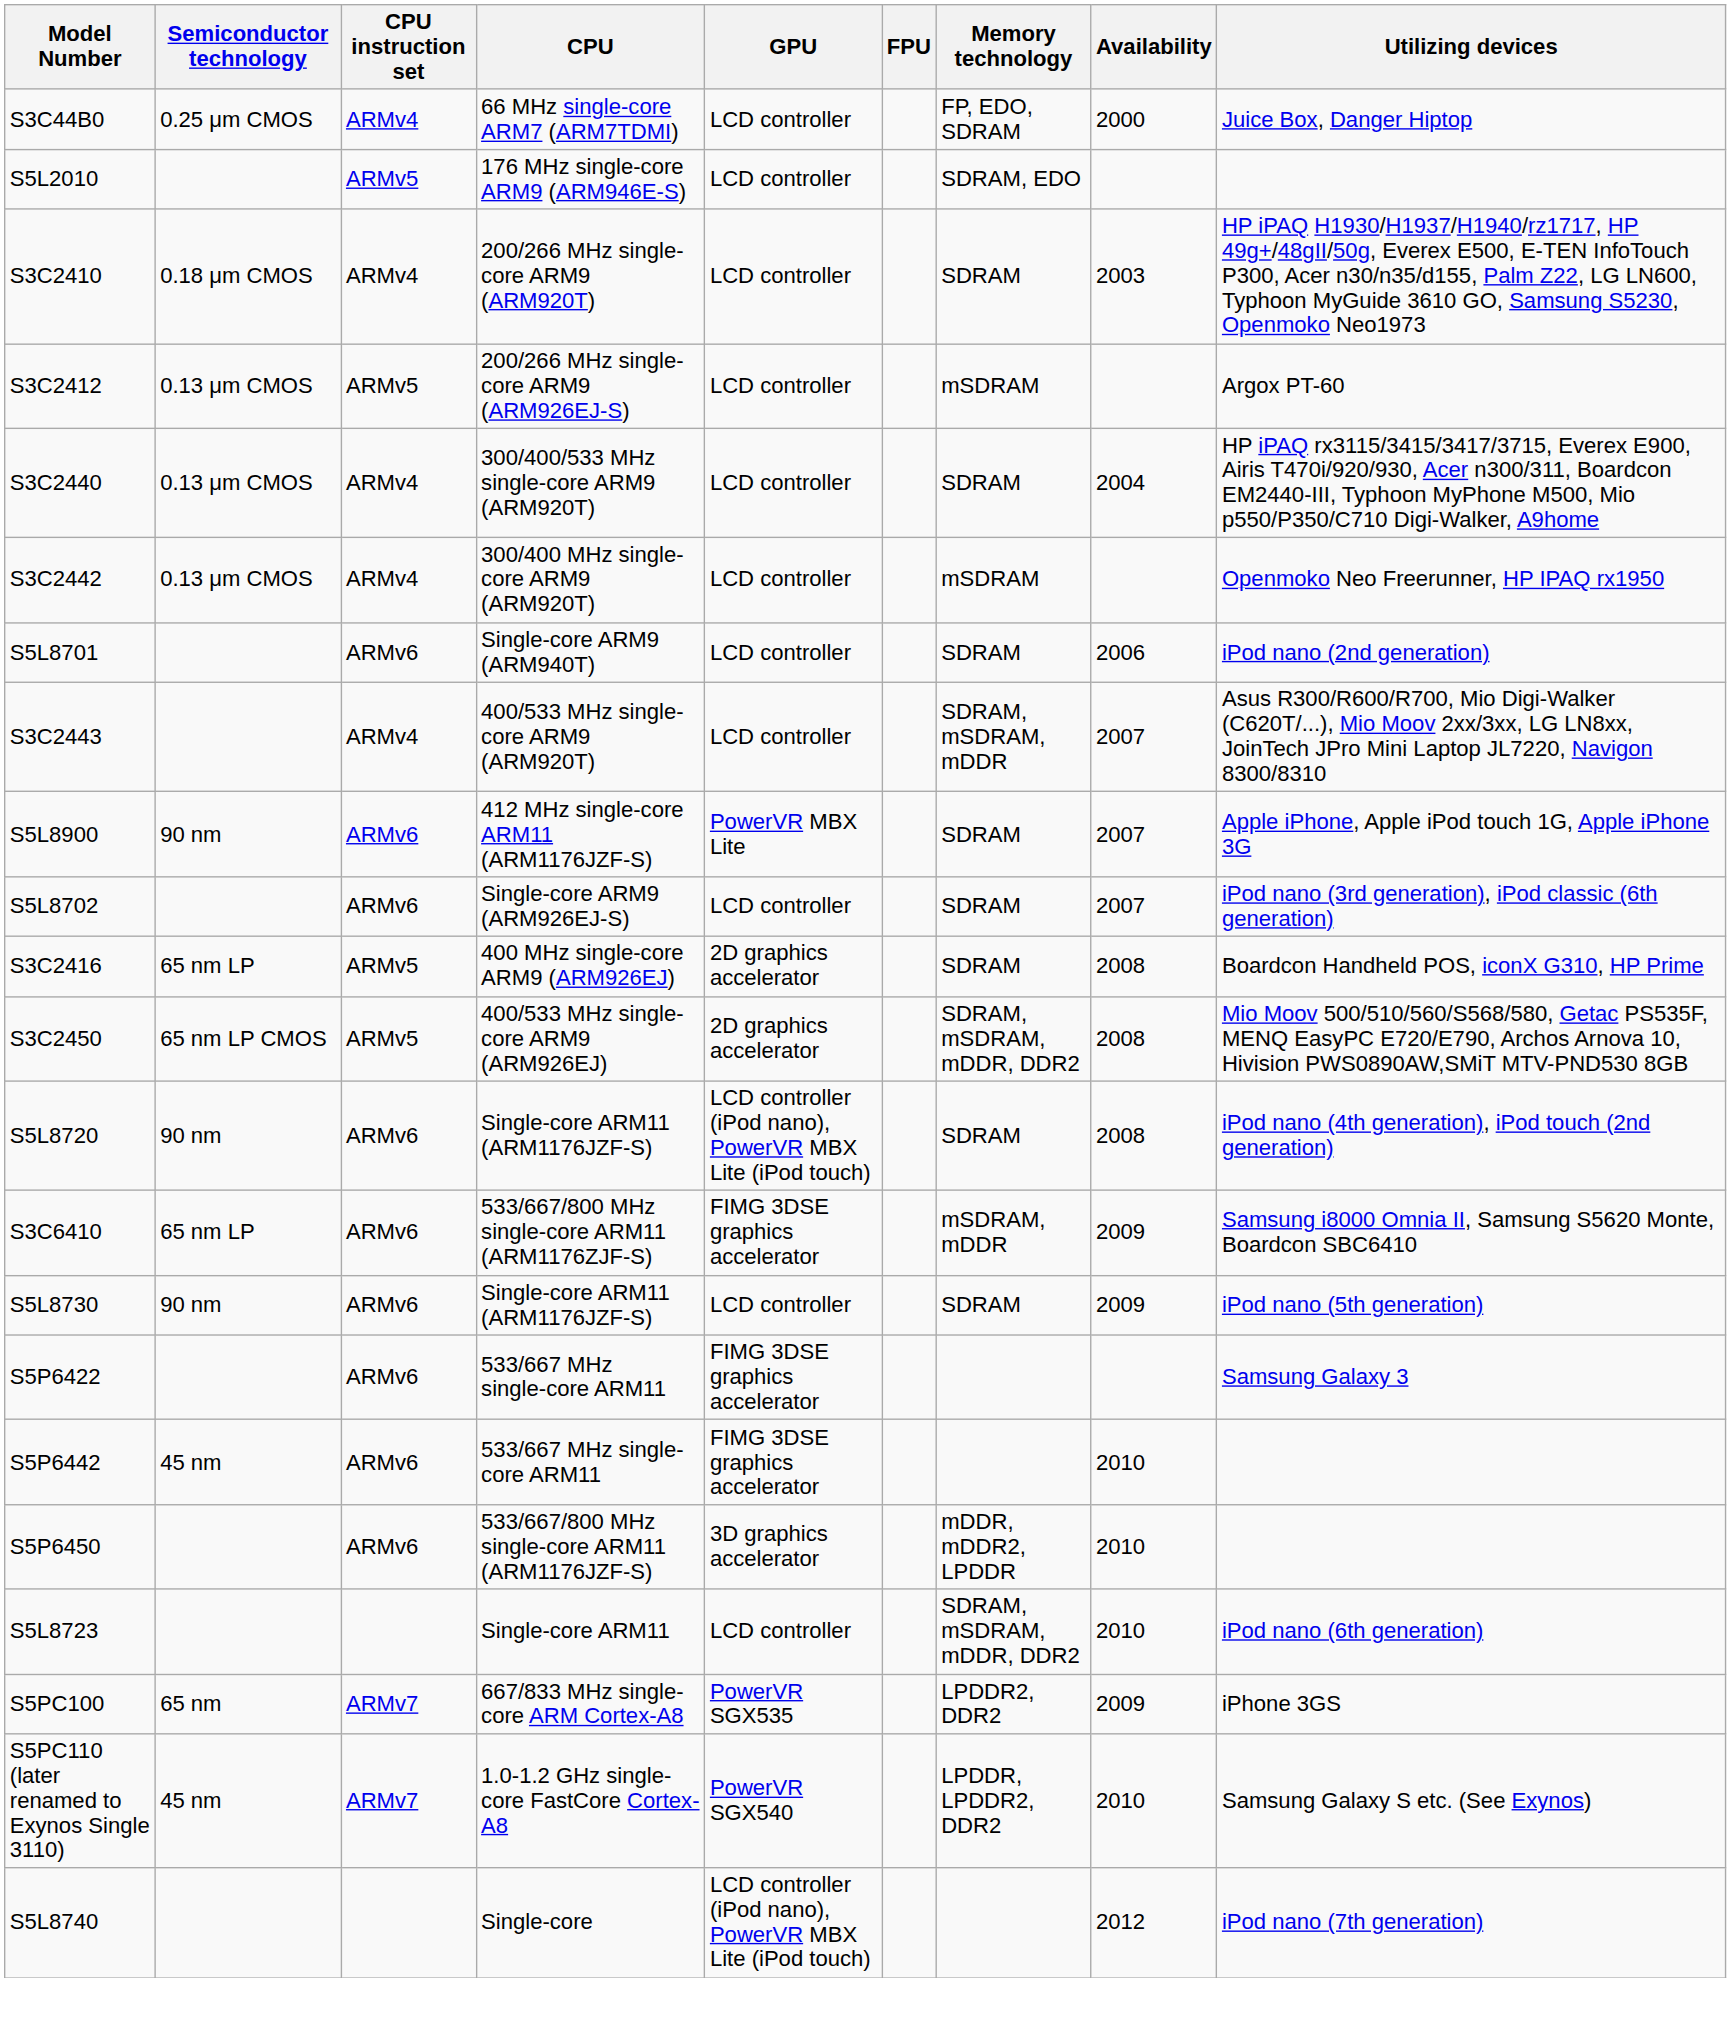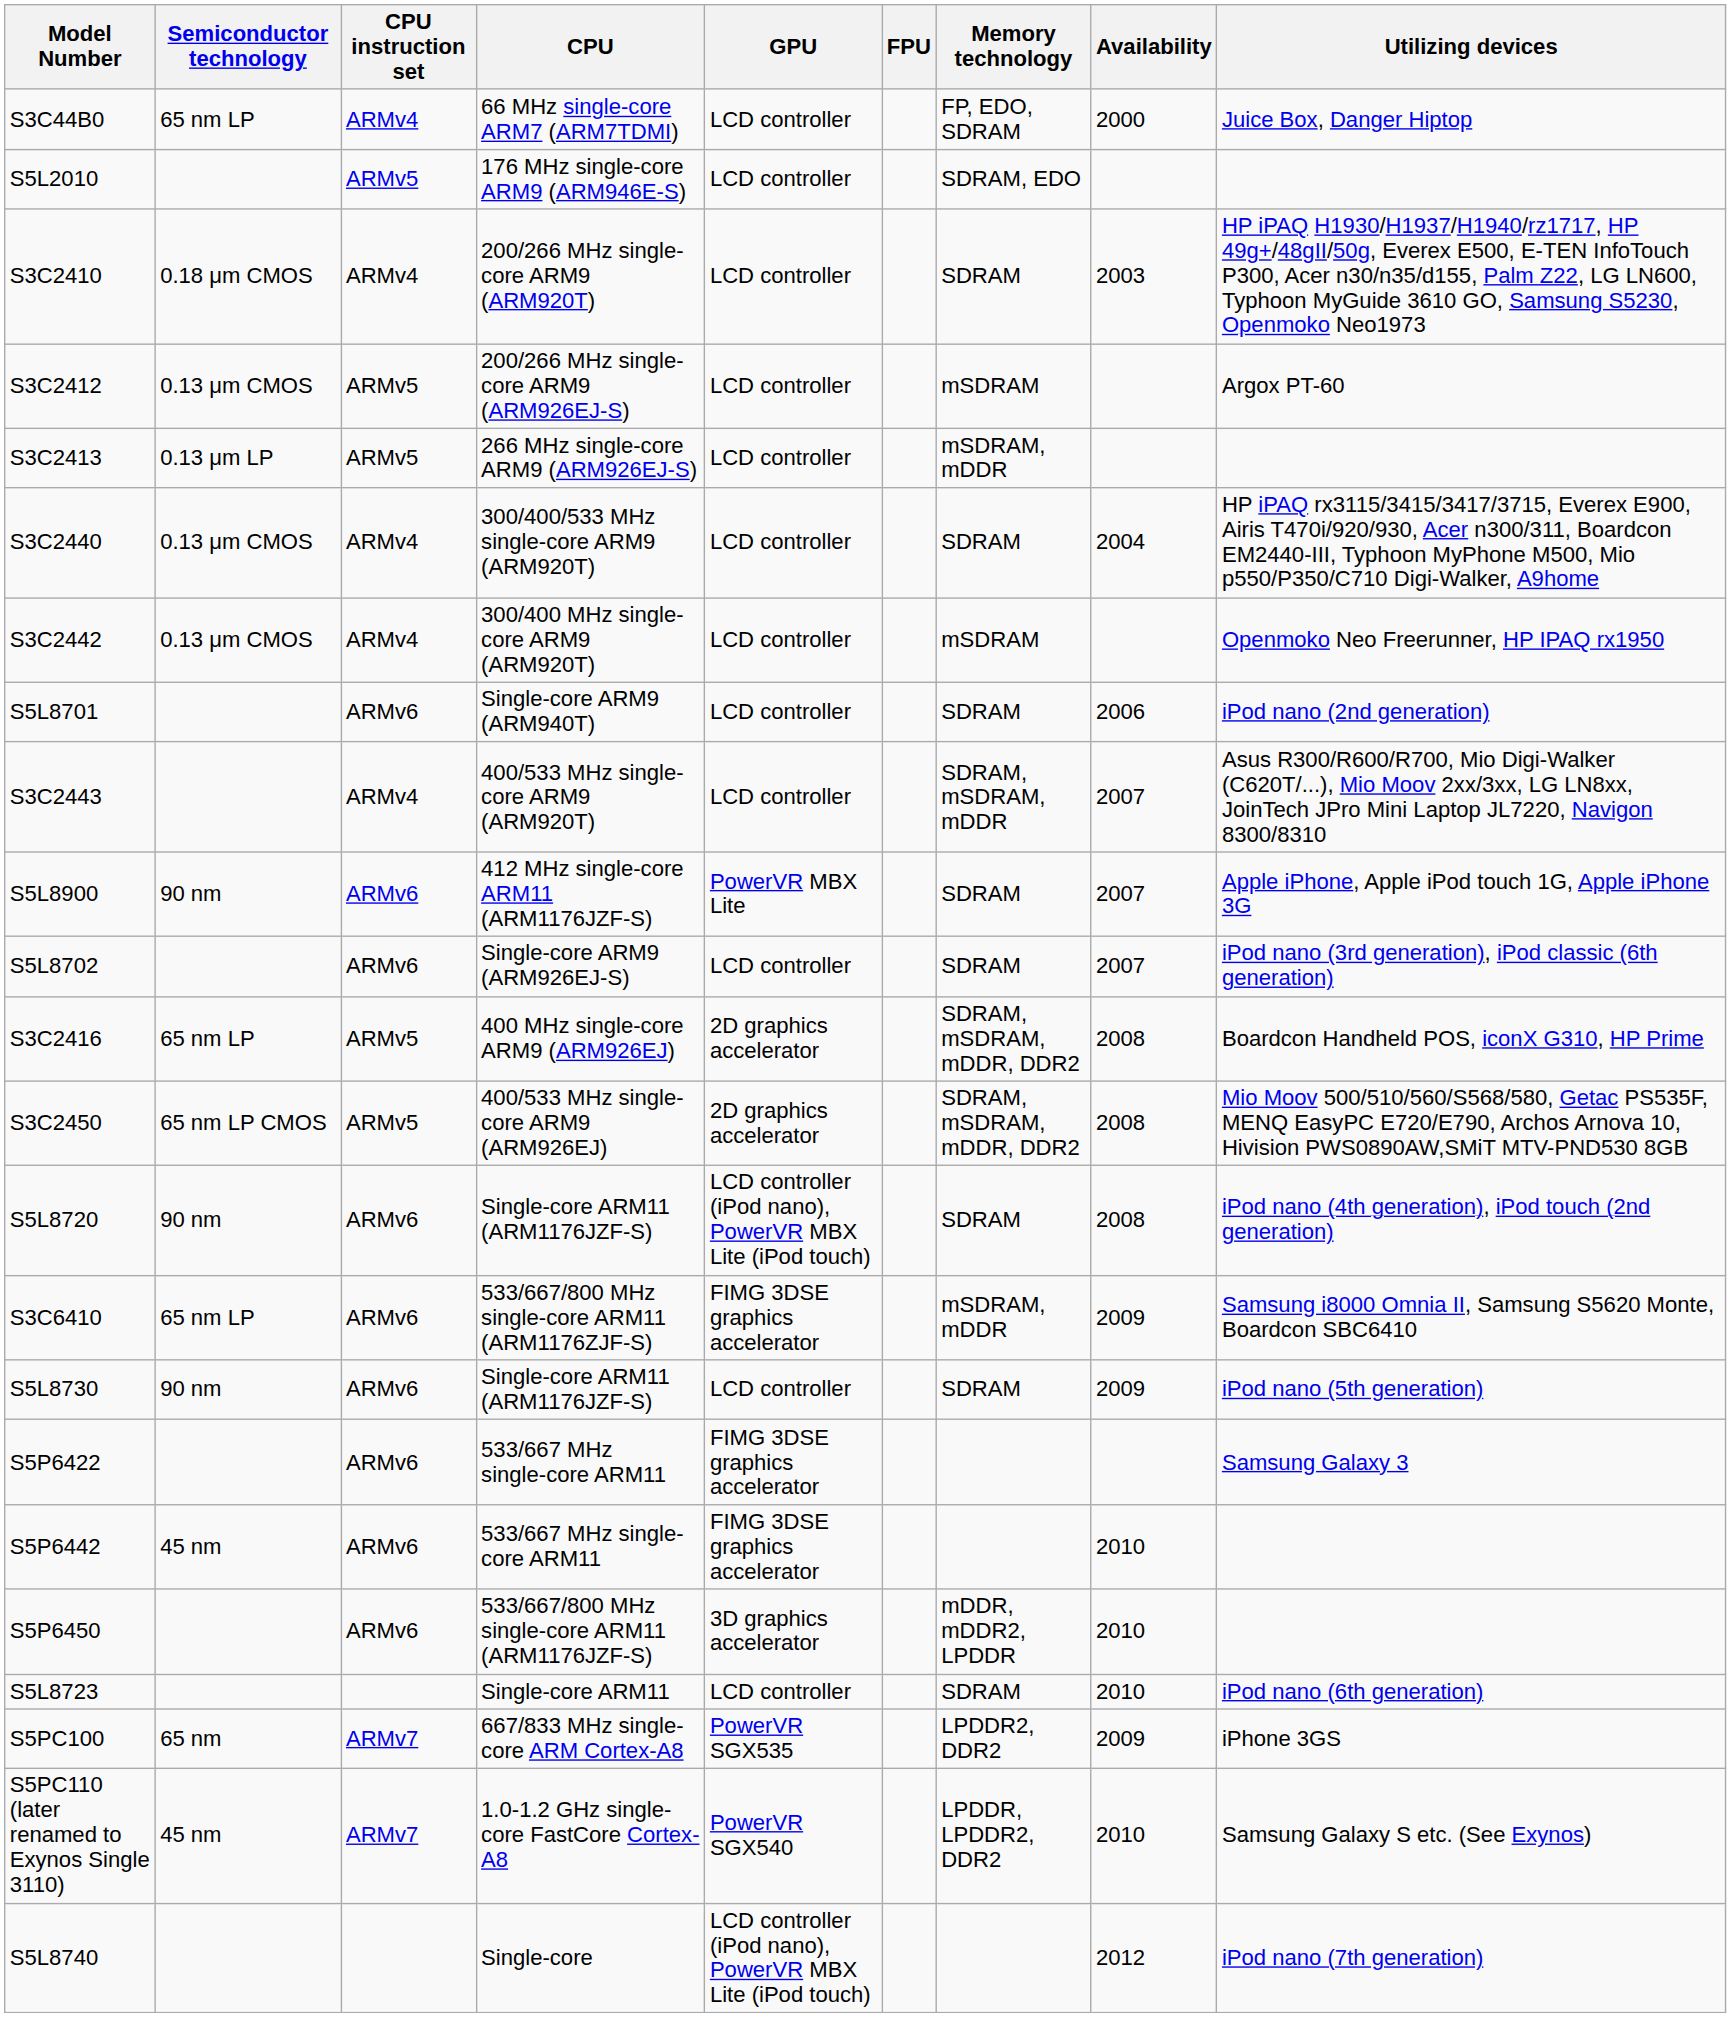(236, 119) 0.25 μm CMOS -> (207, 119) 65 nm LP
+ row: (56, 457)
(981, 966) SDRAM -> (1010, 1038) SDRAM, mSDRAM, mDDR, DDR2
(1010, 1631) SDRAM, mSDRAM, mDDR, DDR2 -> (981, 1691) SDRAM
